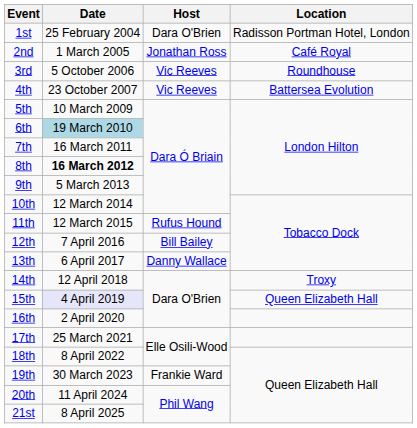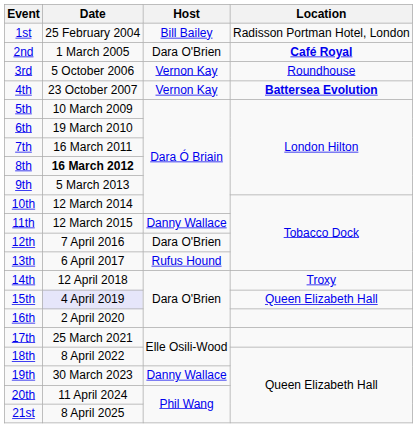(187, 33) Dara O'Brien -> (187, 33) Bill Bailey
(187, 52) Jonathan Ross -> (187, 52) Dara O'Brien
(321, 52) normal -> (321, 52) bold
(187, 71) Vic Reeves -> (187, 71) Vernon Kay
(187, 90) Vic Reeves -> (187, 90) Vernon Kay
(321, 90) normal -> (321, 90) bold
(93, 128) lightblue background -> (93, 128) no background
(187, 223) Rufus Hound -> (187, 223) Danny Wallace
(187, 242) Bill Bailey -> (187, 242) Dara O'Brien
(187, 261) Danny Wallace -> (187, 261) Rufus Hound
(187, 375) Frankie Ward -> (187, 375) Danny Wallace
